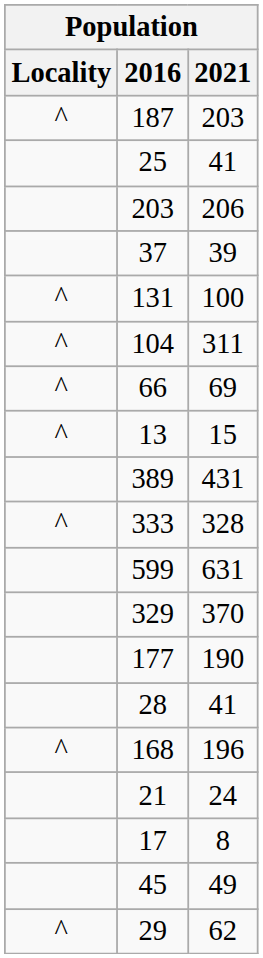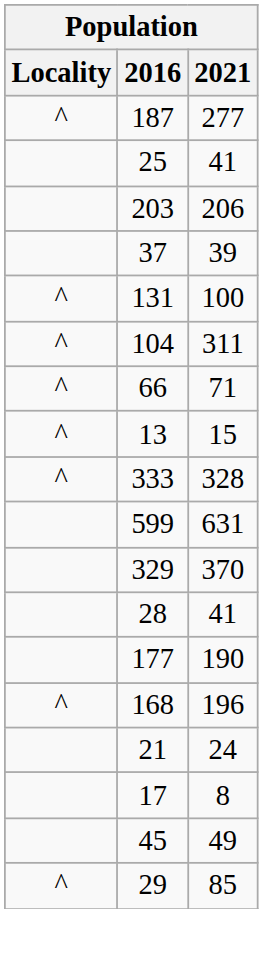(223, 117) 203 -> (223, 117) 277
(223, 388) 69 -> (223, 388) 71
- row: (153, 478)
rows swapped: (153, 659) <-> (153, 704)
(223, 930) 62 -> (223, 885) 85
